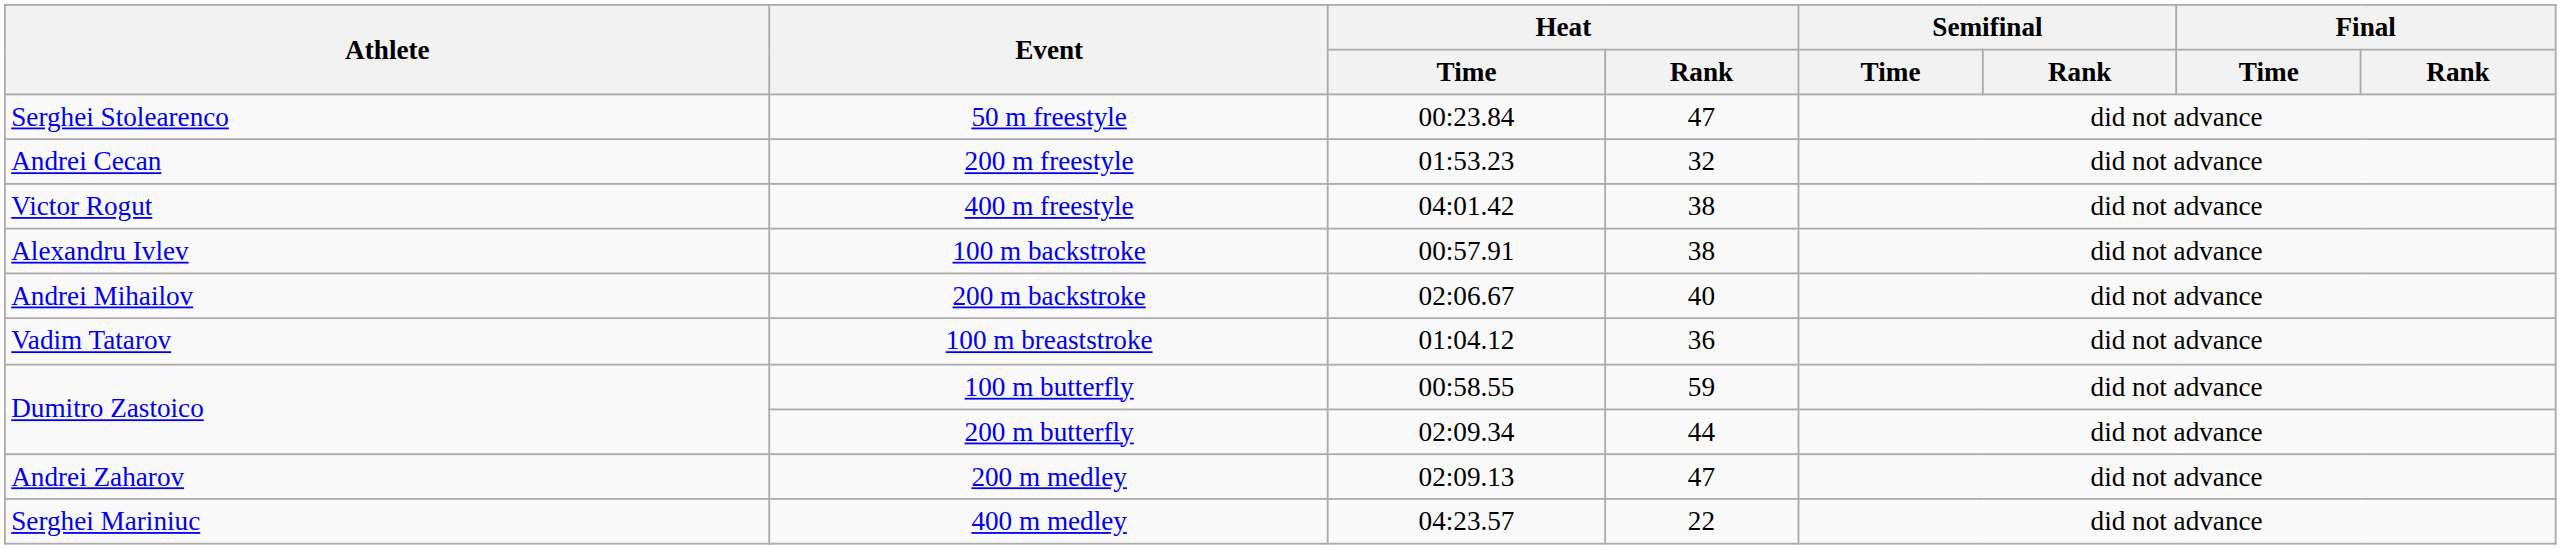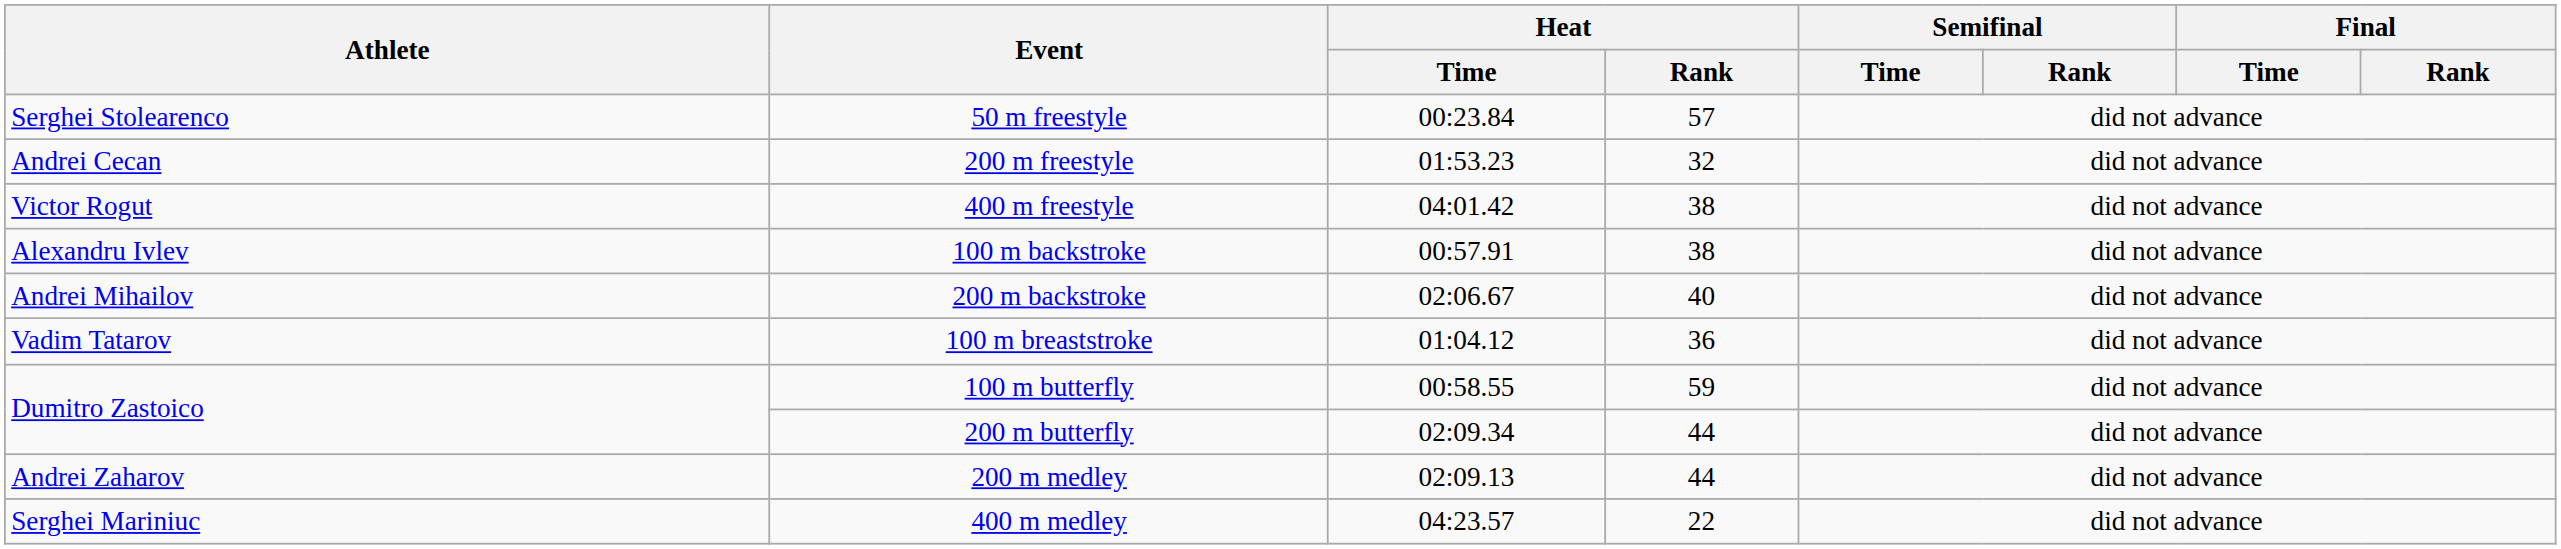(1701, 116) 47 -> (1701, 116) 57
(1701, 475) 47 -> (1701, 475) 44
